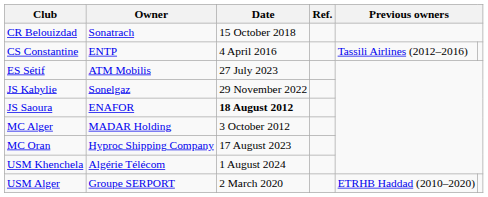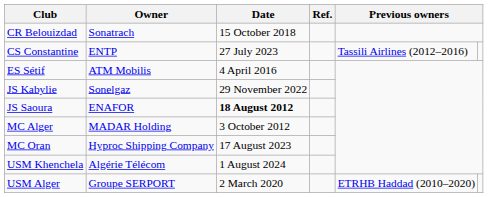(248, 51) 4 April 2016 -> (249, 51) 27 July 2023
(249, 70) 27 July 2023 -> (248, 70) 4 April 2016
